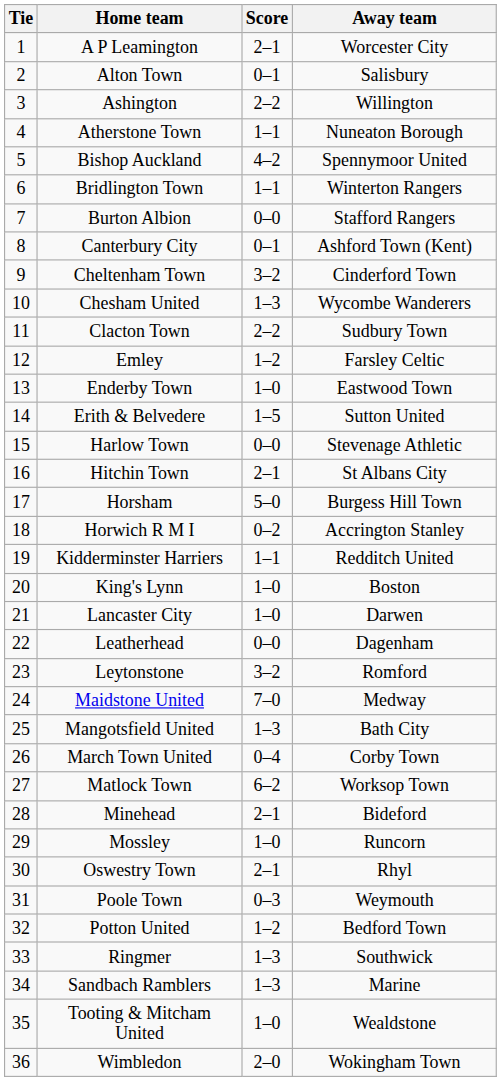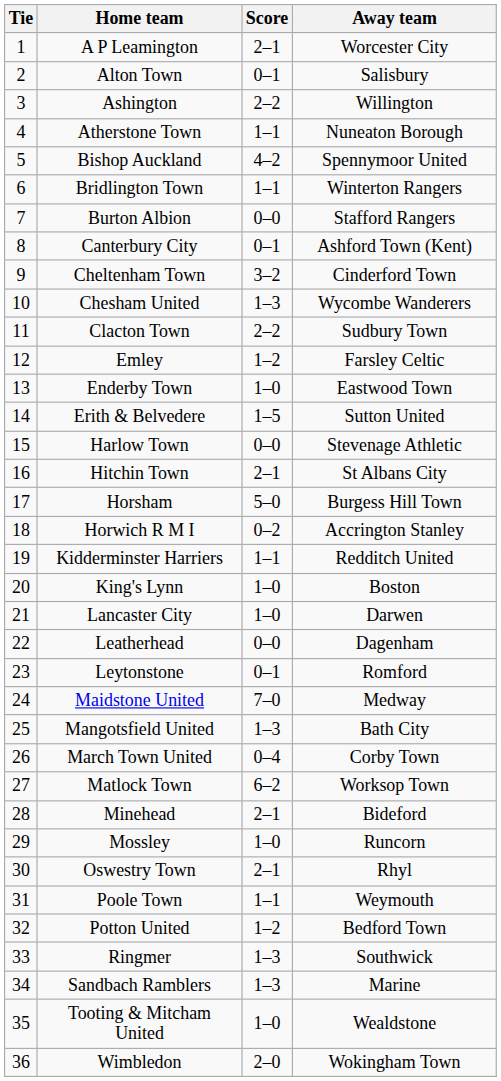(267, 672) 3–2 -> (267, 672) 0–1
(267, 899) 0–3 -> (267, 899) 1–1
